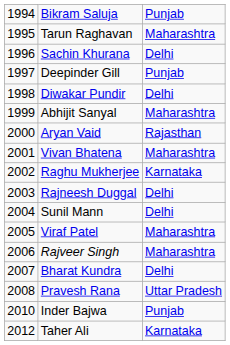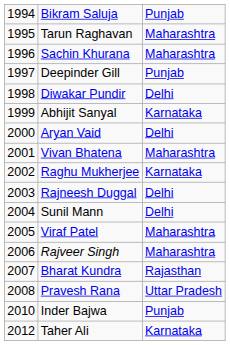(159, 53) Delhi -> (180, 53) Maharashtra
(180, 113) Maharashtra -> (173, 113) Karnataka
(173, 133) Rajasthan -> (159, 133) Delhi
(159, 271) Delhi -> (173, 271) Rajasthan
